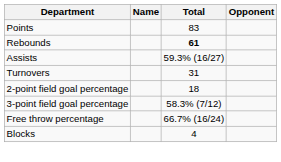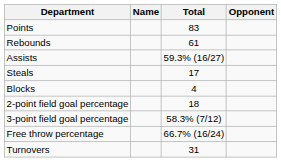(194, 43) bold -> (194, 43) normal
+ row: (20, 73)
rows swapped: (21, 134) <-> (28, 73)
